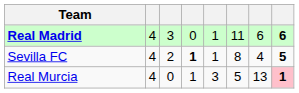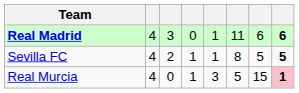(193, 56) bold -> (193, 56) normal
(260, 56) 4 -> (260, 56) 5
(260, 77) 13 -> (260, 77) 15
